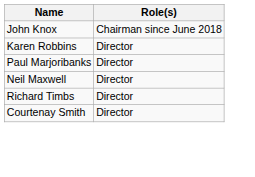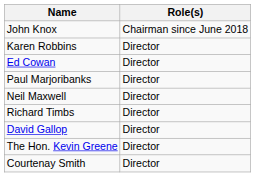+ row: (31, 63)
+ row: (37, 130)
+ row: (62, 146)
